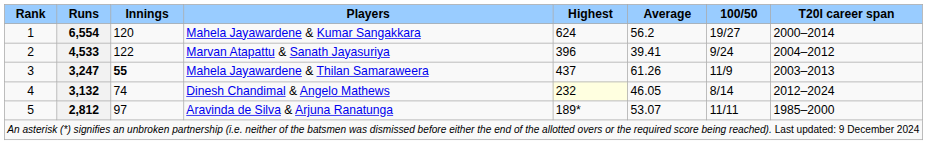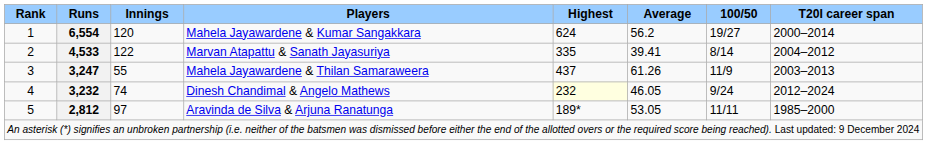(566, 52) 396 -> (566, 52) 335
(722, 52) 9/24 -> (722, 52) 8/14
(120, 71) bold -> (120, 71) normal
(84, 91) 3,132 -> (84, 91) 3,232
(722, 91) 8/14 -> (722, 91) 9/24
(646, 110) 53.07 -> (646, 110) 53.05
